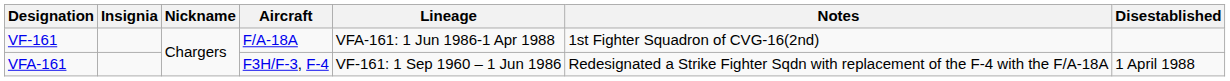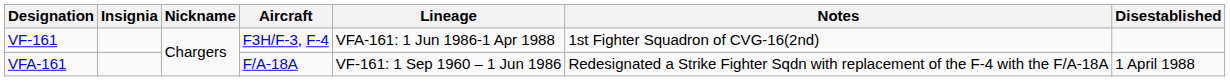(270, 40) F/A-18A -> (286, 40) F3H/F-3, F-4
(286, 64) F3H/F-3, F-4 -> (270, 64) F/A-18A
